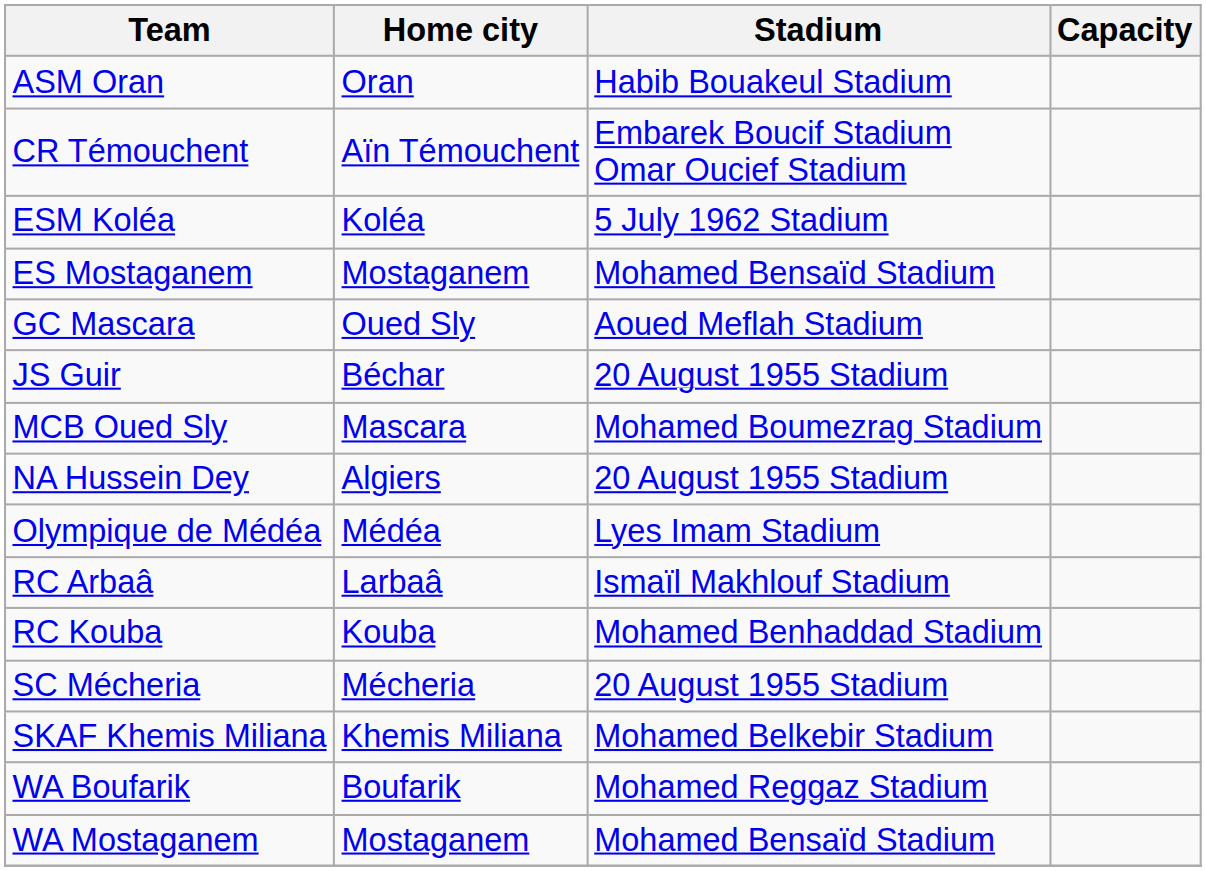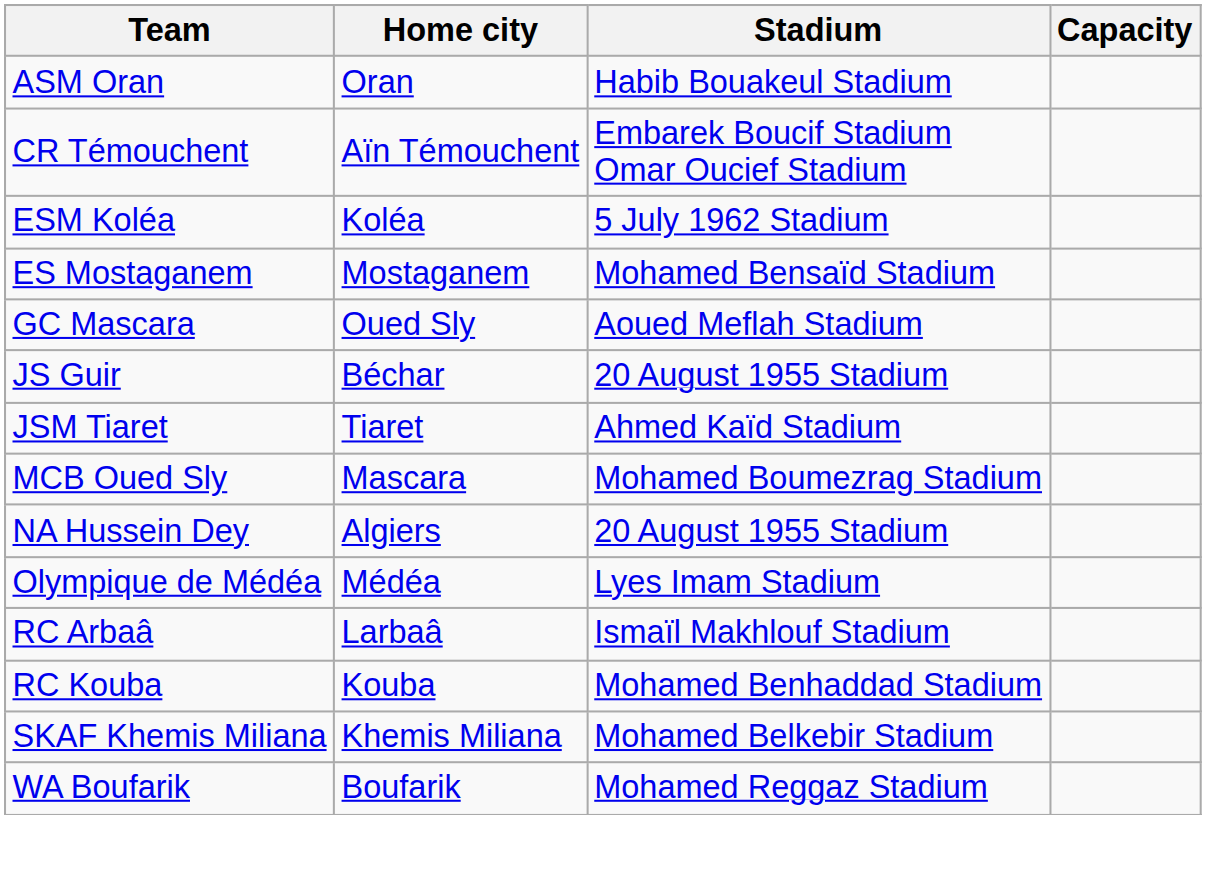+ row: (90, 427)
- row: (106, 684)
- row: (136, 839)
